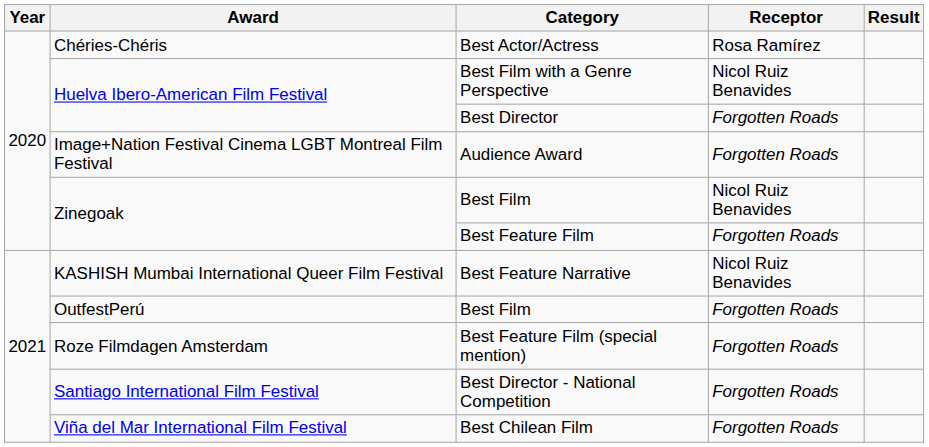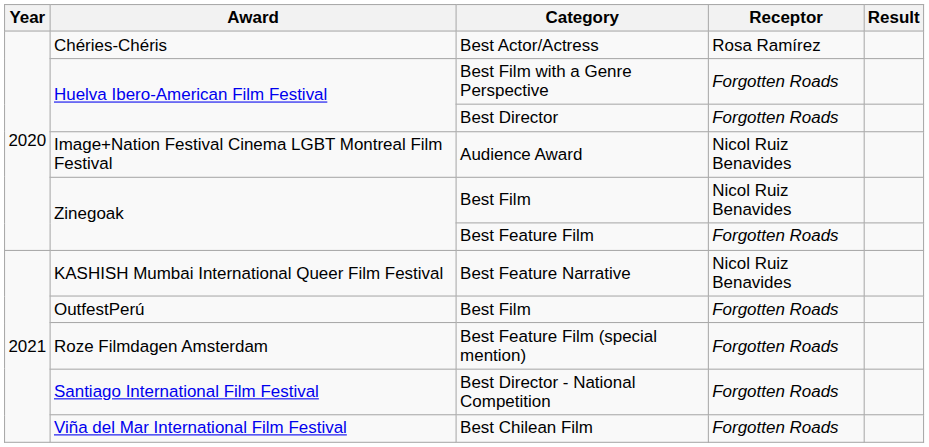(752, 81) Nicol Ruiz Benavides -> (775, 81) Forgotten Roads
(775, 154) Forgotten Roads -> (752, 154) Nicol Ruiz Benavides
